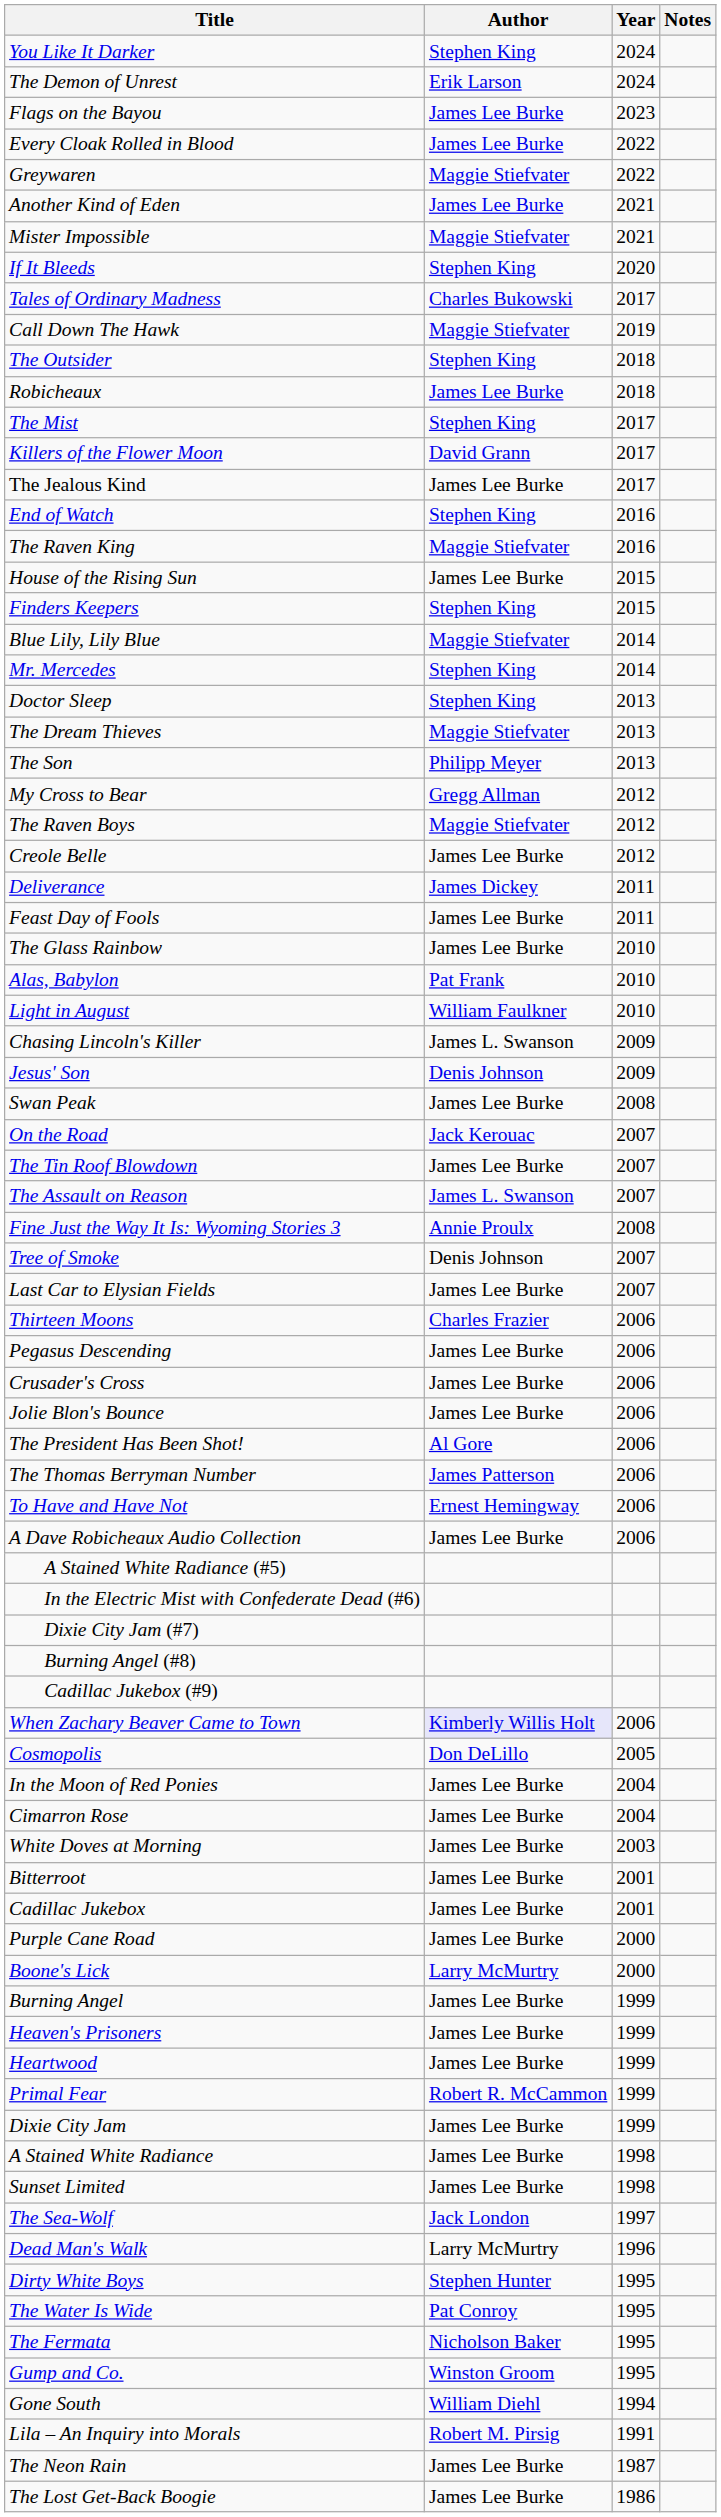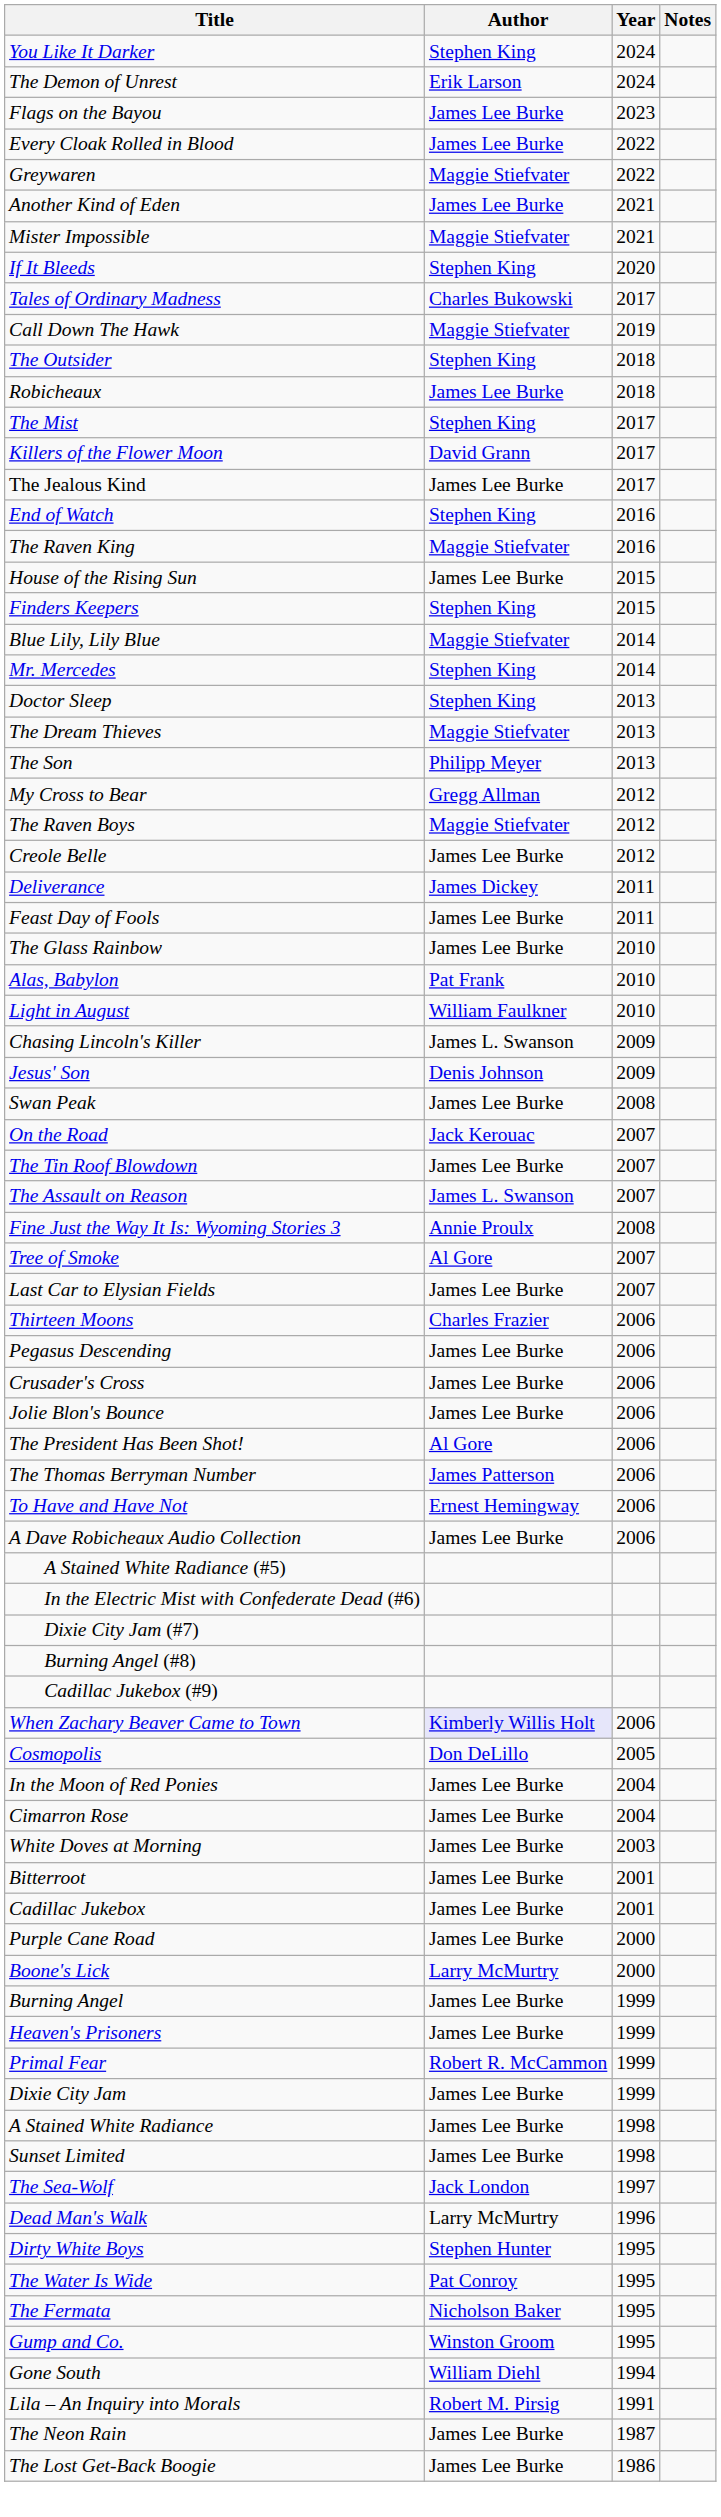(486, 1258) Denis Johnson -> (461, 1258) Al Gore
- row: (53, 2063)
